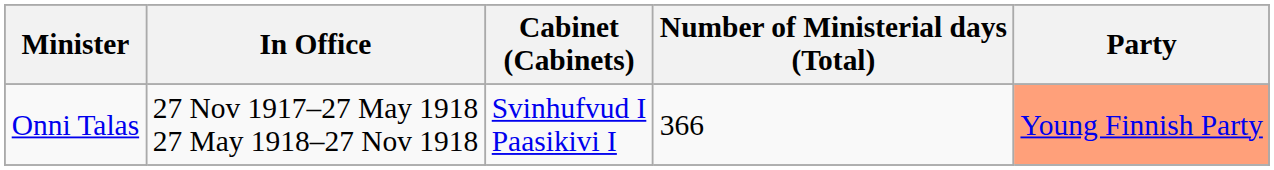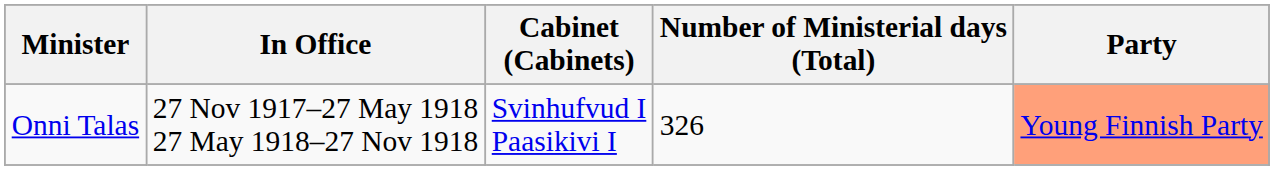(682, 124) 366 -> (682, 124) 326
